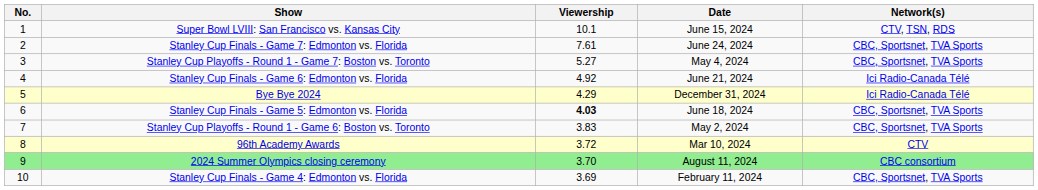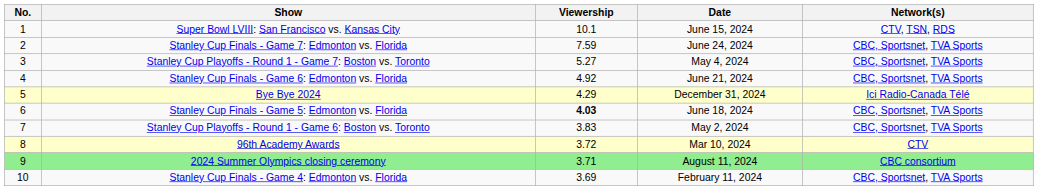(586, 45) 7.61 -> (586, 45) 7.59
(918, 78) Ici Radio-Canada Télé -> (918, 78) CBC, Sportsnet, TVA Sports
(586, 161) 3.70 -> (586, 161) 3.71
